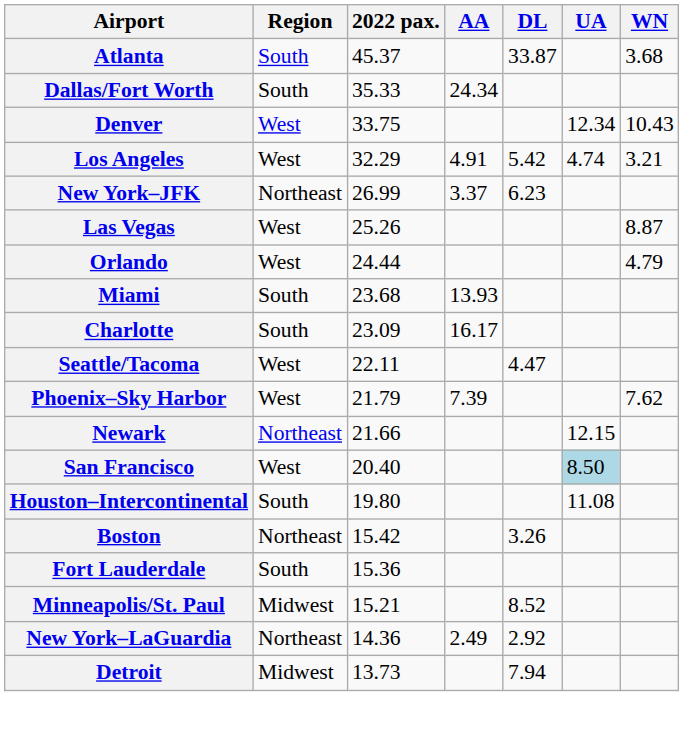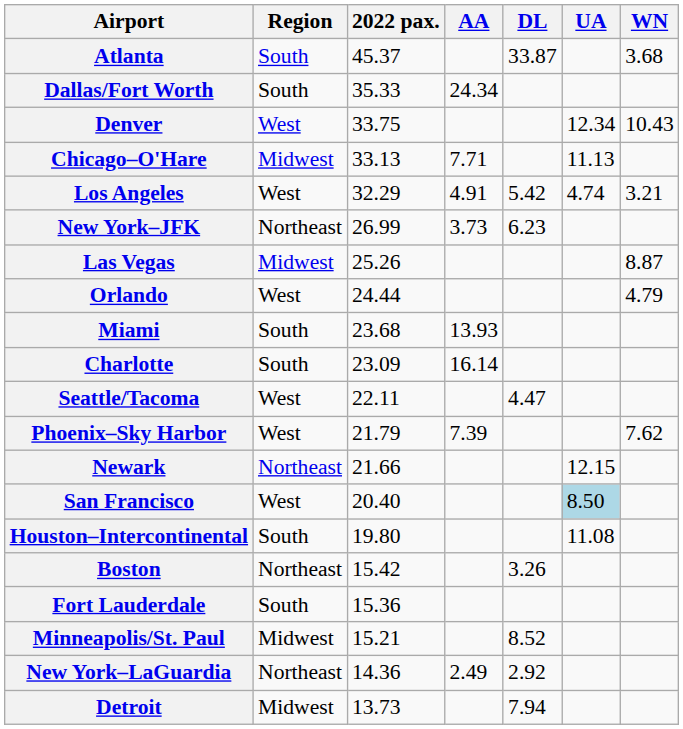+ row: (129, 158)
(468, 192) 3.37 -> (468, 227) 3.73
(279, 227) West -> (296, 261) Midwest
(474, 329) 16.17 -> (474, 364) 16.14
